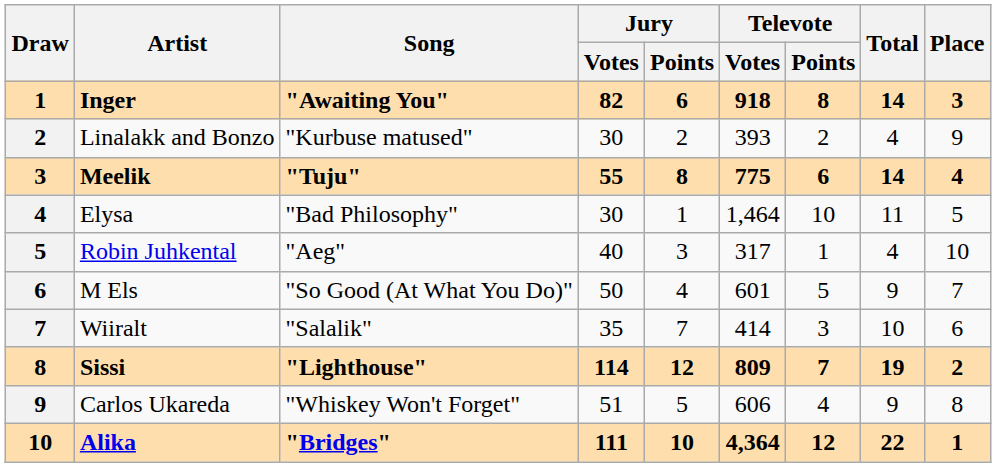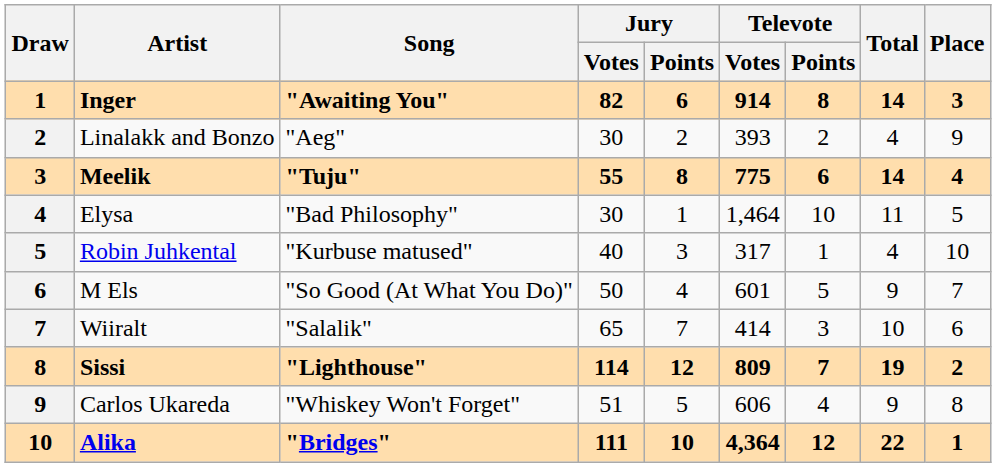(753, 99) 918 -> (753, 99) 914
(379, 137) "Kurbuse matused" -> (315, 137) "Aeg"
(315, 251) "Aeg" -> (379, 251) "Kurbuse matused"
(611, 328) 35 -> (611, 328) 65
